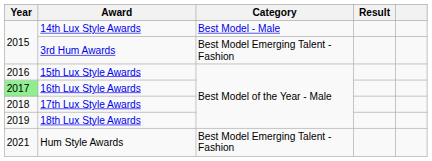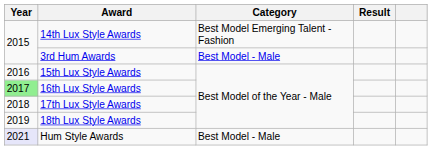(239, 29) Best Model - Male -> (265, 34) Best Model Emerging Talent - Fashion
(265, 51) Best Model Emerging Talent - Fashion -> (239, 56) Best Model - Male
(18, 143) no background -> (18, 137) lavender background
(265, 143) Best Model Emerging Talent - Fashion -> (239, 137) Best Model - Male
